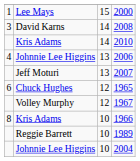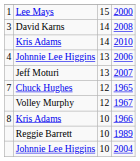(9, 88) 6 -> (9, 88) 7
